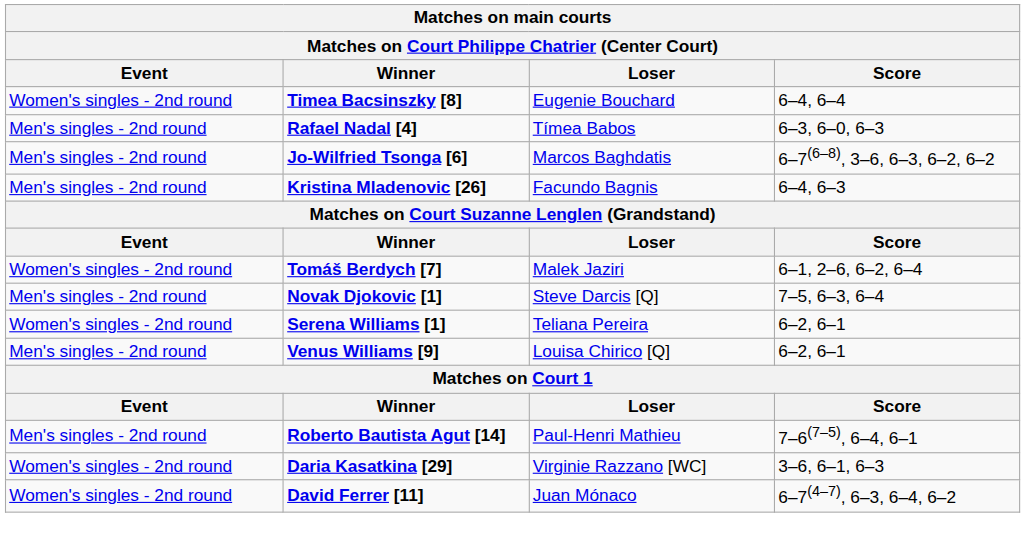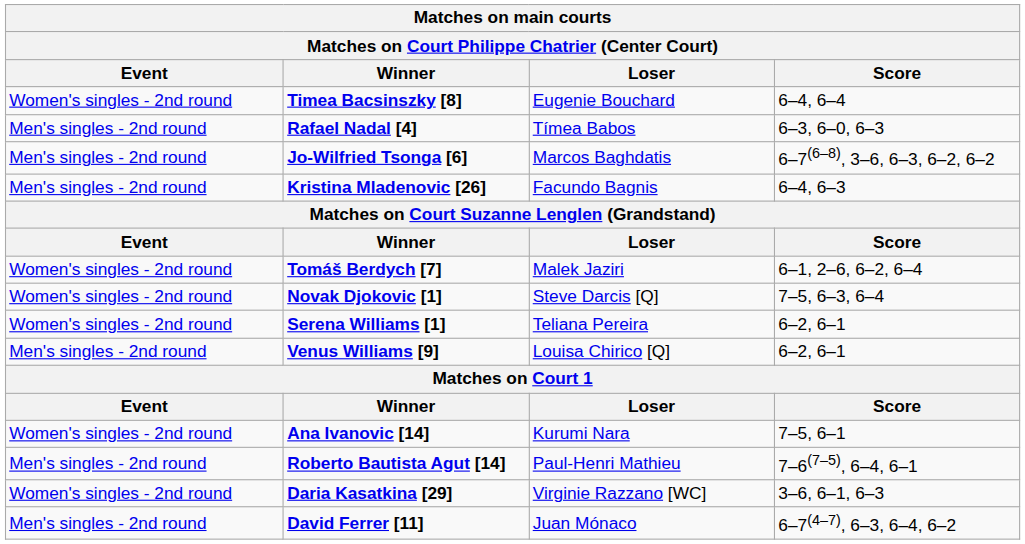(108, 296) Men's singles - 2nd round -> (121, 296) Women's singles - 2nd round
+ row: (358, 433)
(121, 495) Women's singles - 2nd round -> (108, 523) Men's singles - 2nd round
